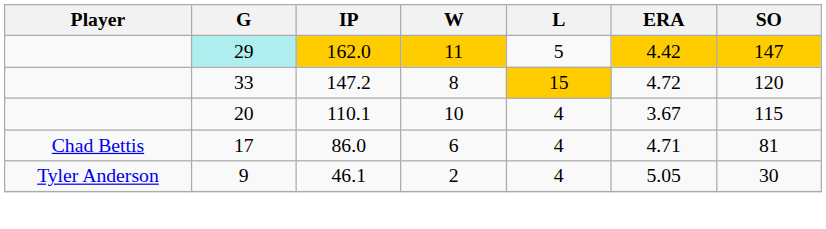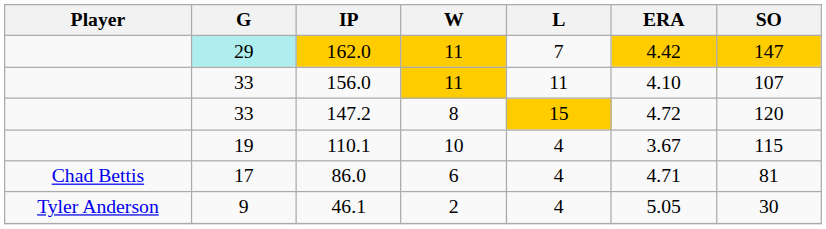(559, 51) 5 -> (559, 51) 7
+ row: (349, 82)
(244, 113) 20 -> (244, 144) 19
